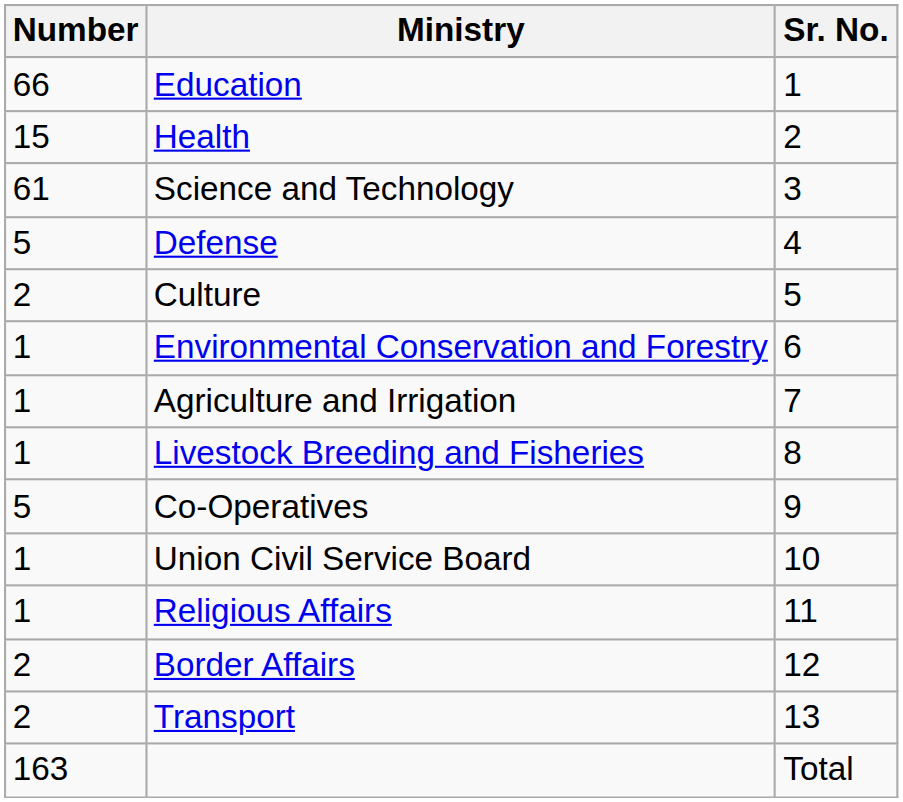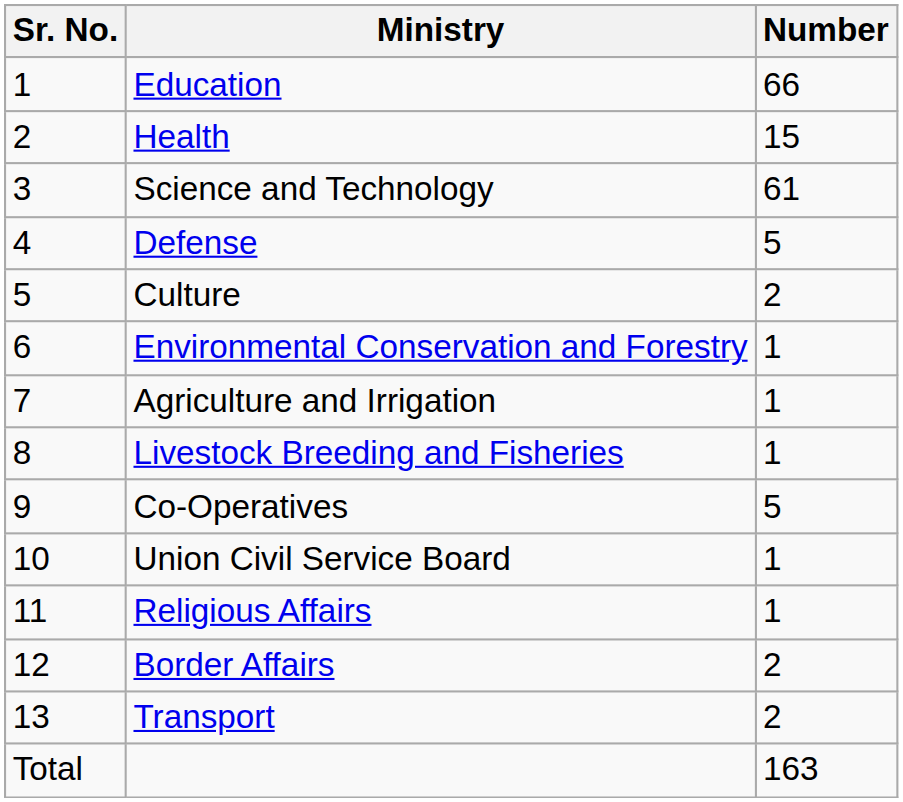columns swapped: (836, 30) <-> (76, 30)
